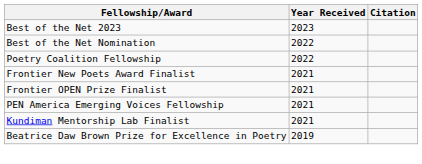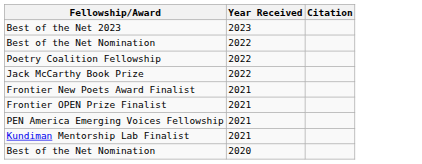+ row: (75, 74)
+ row: (81, 151)
- row: (147, 136)
